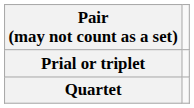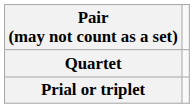rows swapped: (93, 63) <-> (93, 90)
